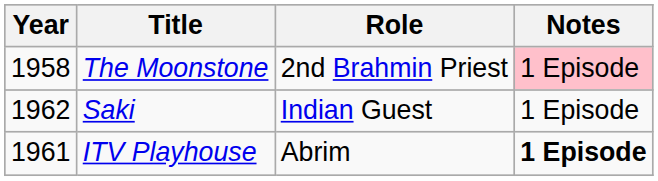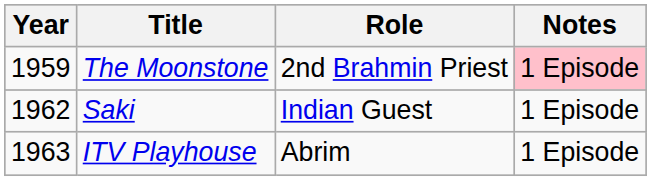(41, 68) 1958 -> (41, 68) 1959
(41, 152) 1961 -> (41, 152) 1963
(583, 152) bold -> (580, 152) normal
